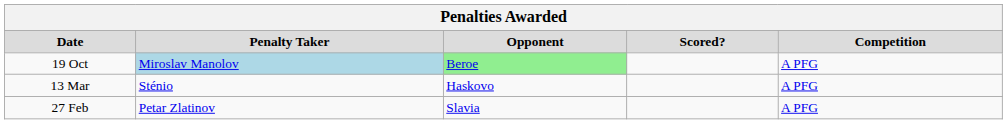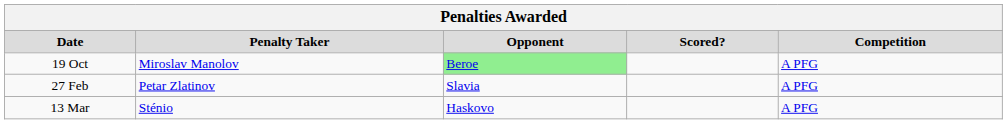(189, 63) lightblue background -> (189, 63) no background
rows swapped: (70, 108) <-> (70, 86)
